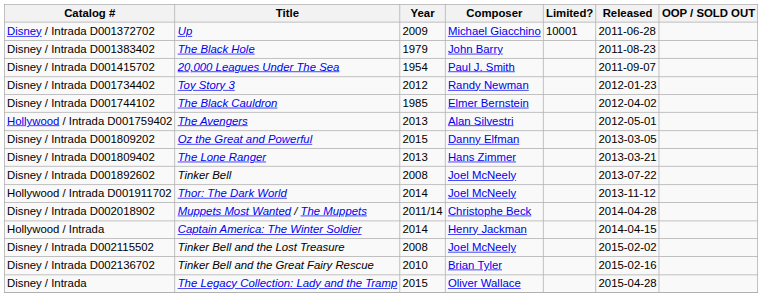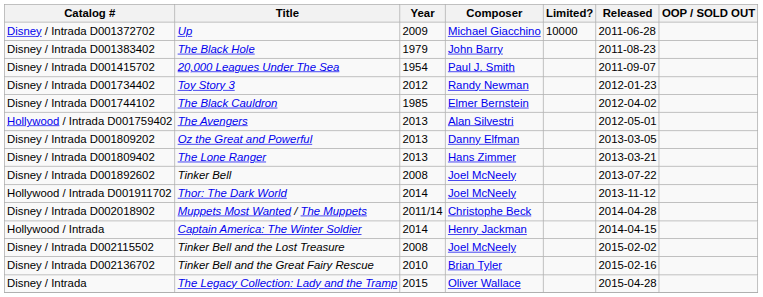(562, 31) 10001 -> (562, 31) 10000
(415, 139) 2015 -> (415, 139) 2013
